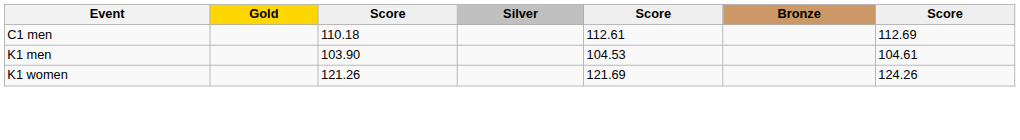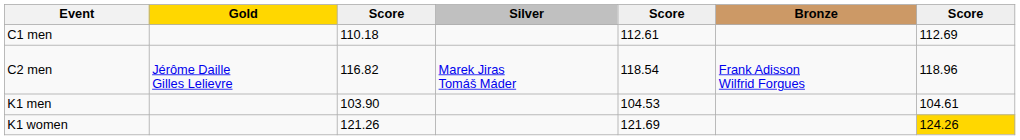+ row: (30, 69)
(898, 75) no background -> (939, 124) gold background
